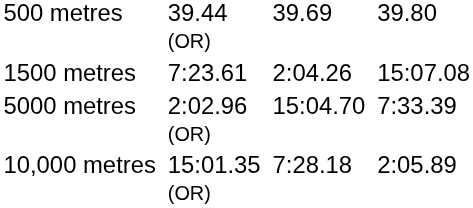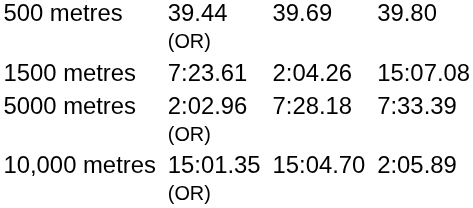(319, 106) 15:04.70 -> (312, 106) 7:28.18
(312, 165) 7:28.18 -> (319, 165) 15:04.70
